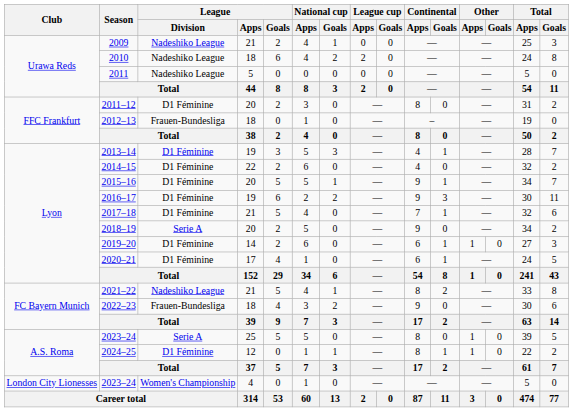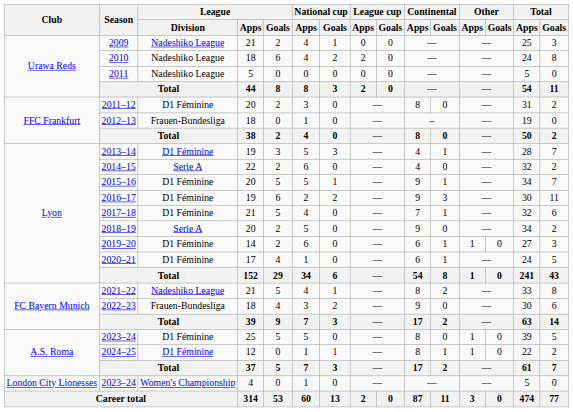(188, 167) D1 Féminine -> (188, 167) Serie A
(188, 337) Serie A -> (188, 337) D1 Féminine
